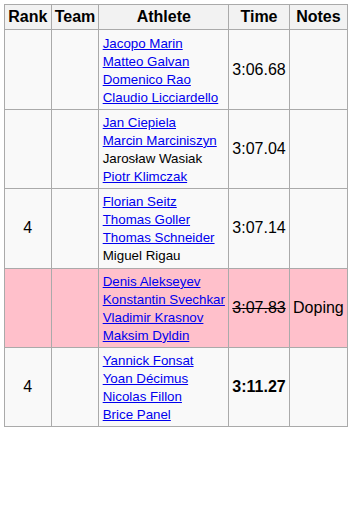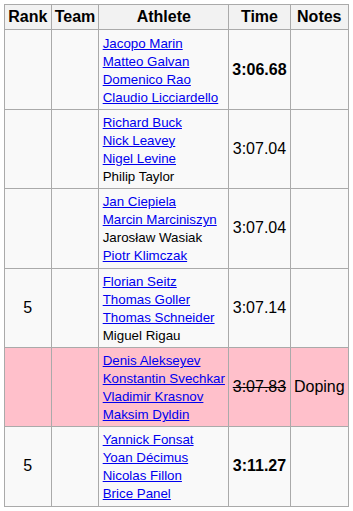(259, 69) normal -> (259, 69) bold
+ row: (142, 149)
(28, 228) 4 -> (28, 307) 5
(28, 387) 4 -> (28, 466) 5
